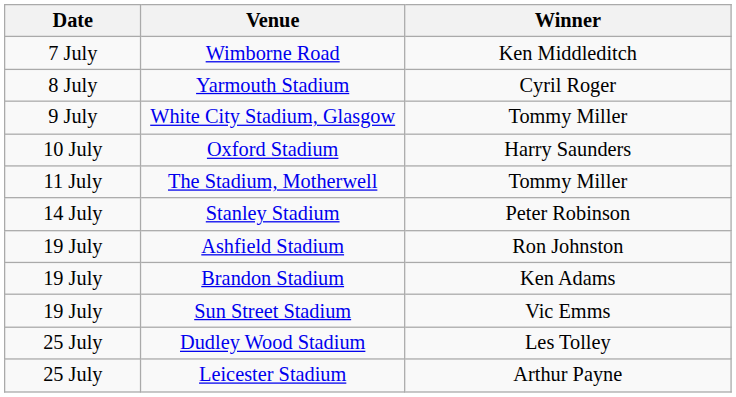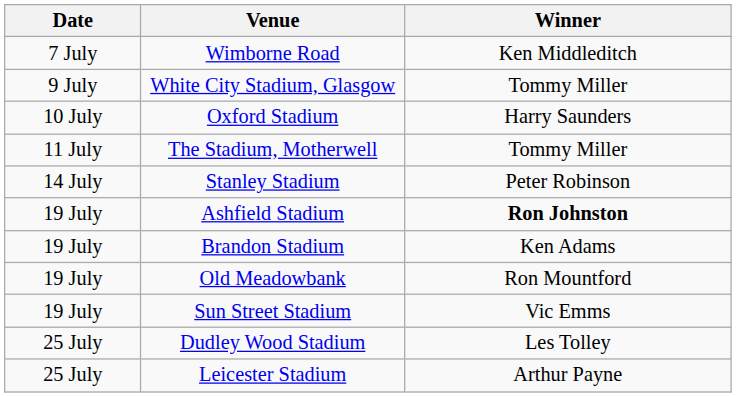- row: (273, 85)
(568, 246) normal -> (568, 213) bold
+ row: (273, 278)
